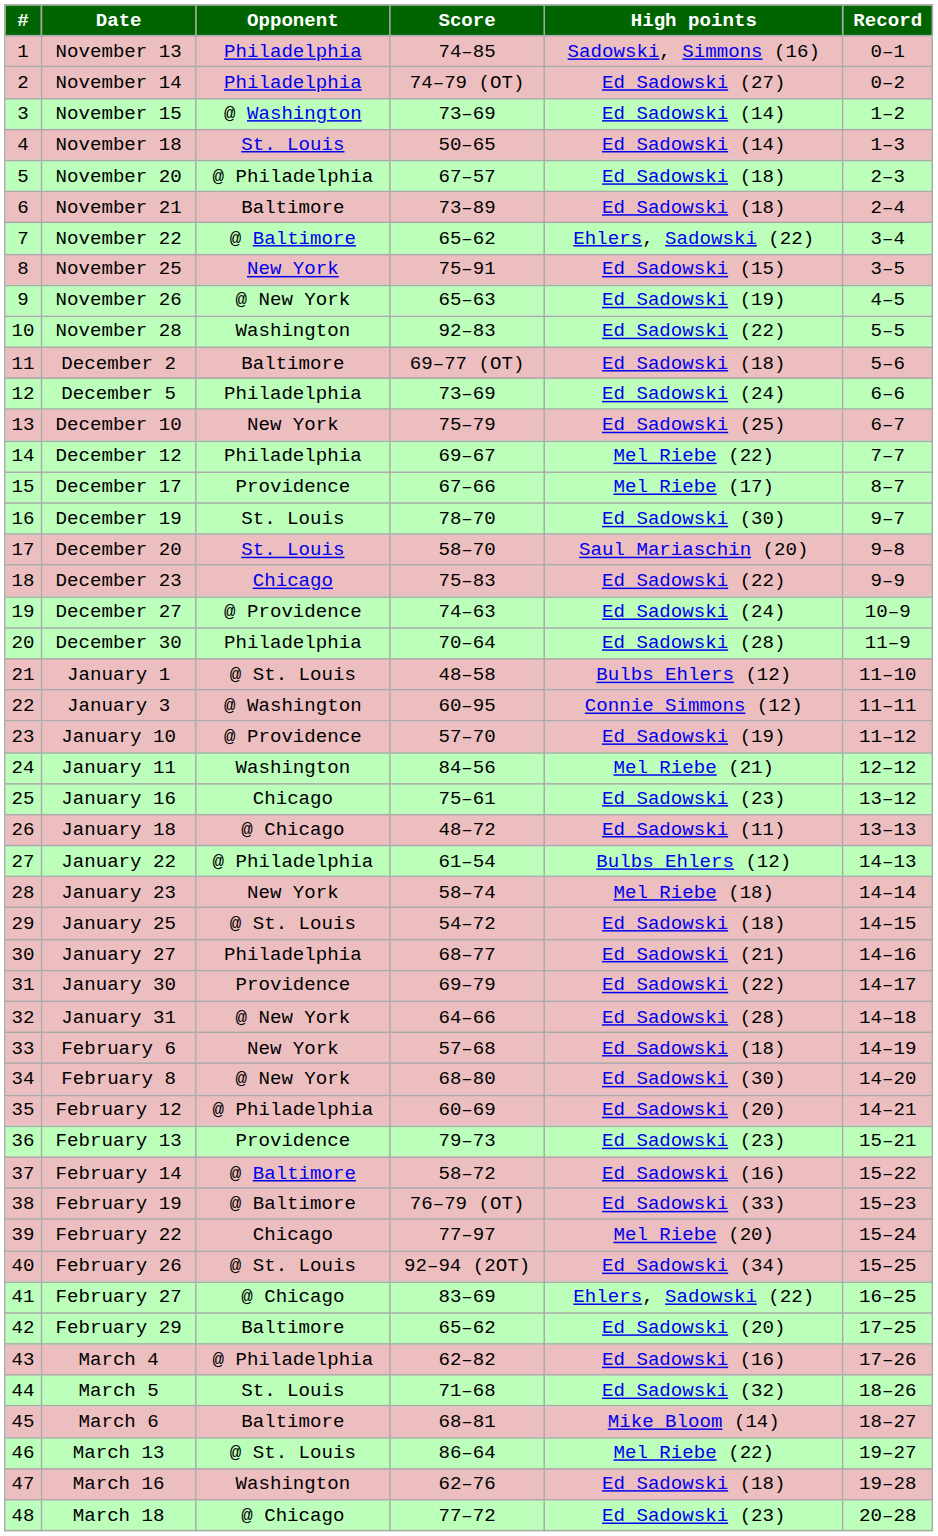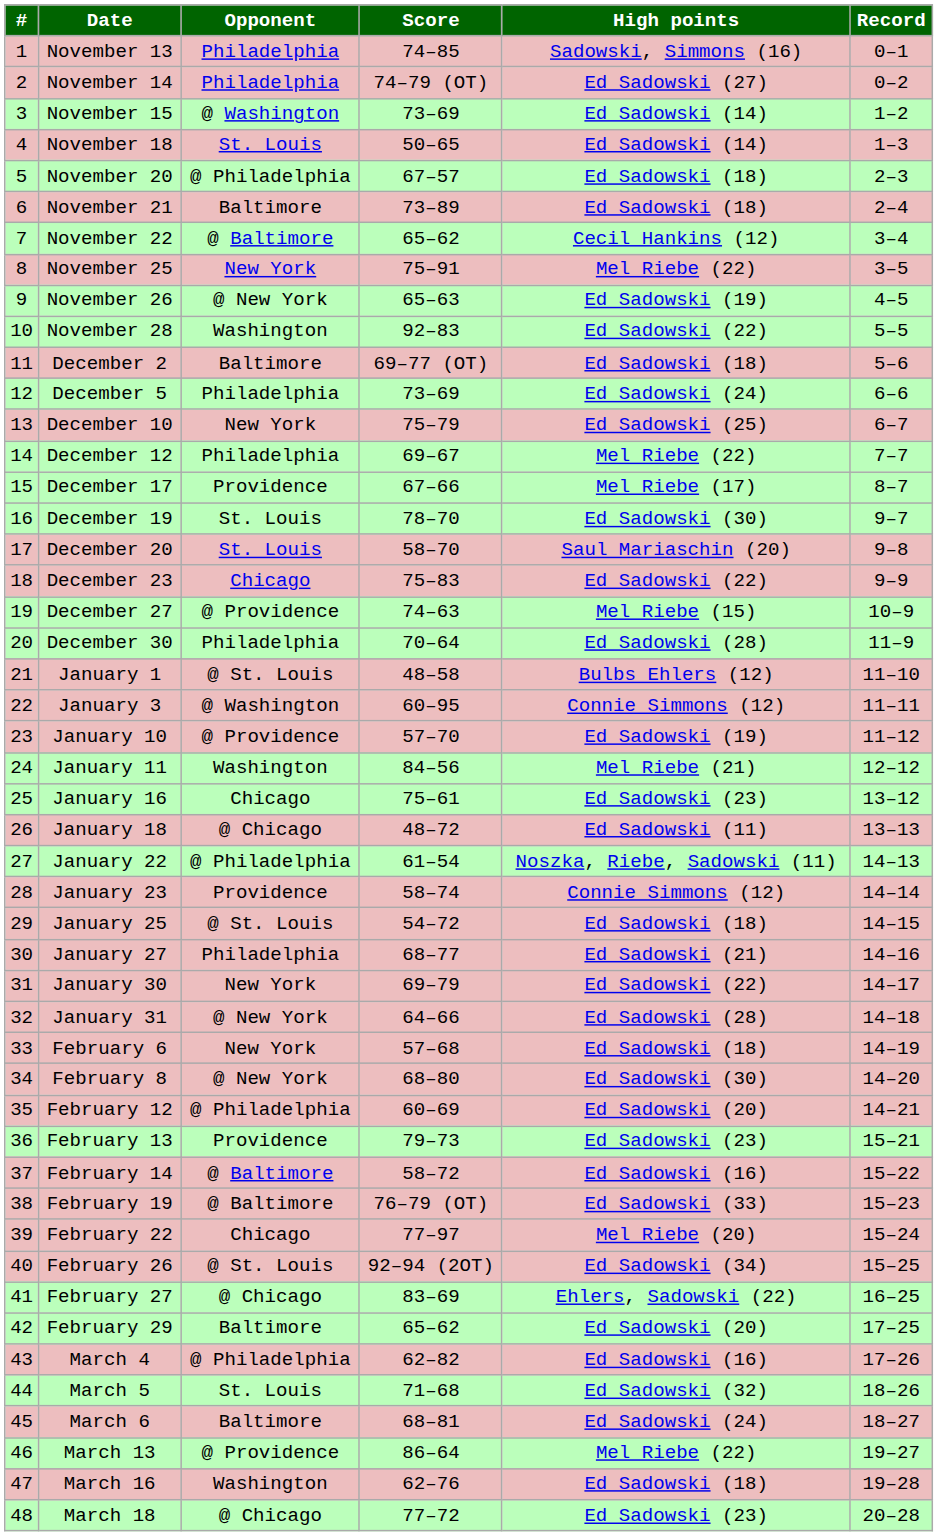(694, 238) Ehlers, Sadowski (22) -> (676, 238) Cecil Hankins (12)
(694, 269) Ed Sadowski (15) -> (676, 269) Mel Riebe (22)
(694, 612) Ed Sadowski (24) -> (676, 612) Mel Riebe (15)
(694, 861) Bulbs Ehlers (12) -> (676, 861) Noszka, Riebe, Sadowski (11)
(293, 892) New York -> (270, 892) Providence
(694, 892) Mel Riebe (18) -> (676, 892) Connie Simmons (12)
(293, 986) Providence -> (270, 986) New York
(694, 1422) Mike Bloom (14) -> (676, 1422) Ed Sadowski (24)
(293, 1453) @ St. Louis -> (270, 1453) @ Providence
